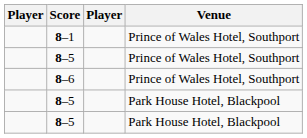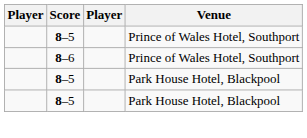- row: (65, 36)
